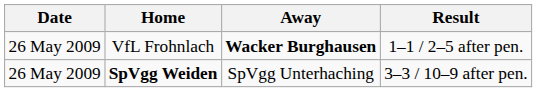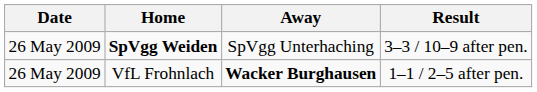rows swapped: (163, 73) <-> (163, 45)
